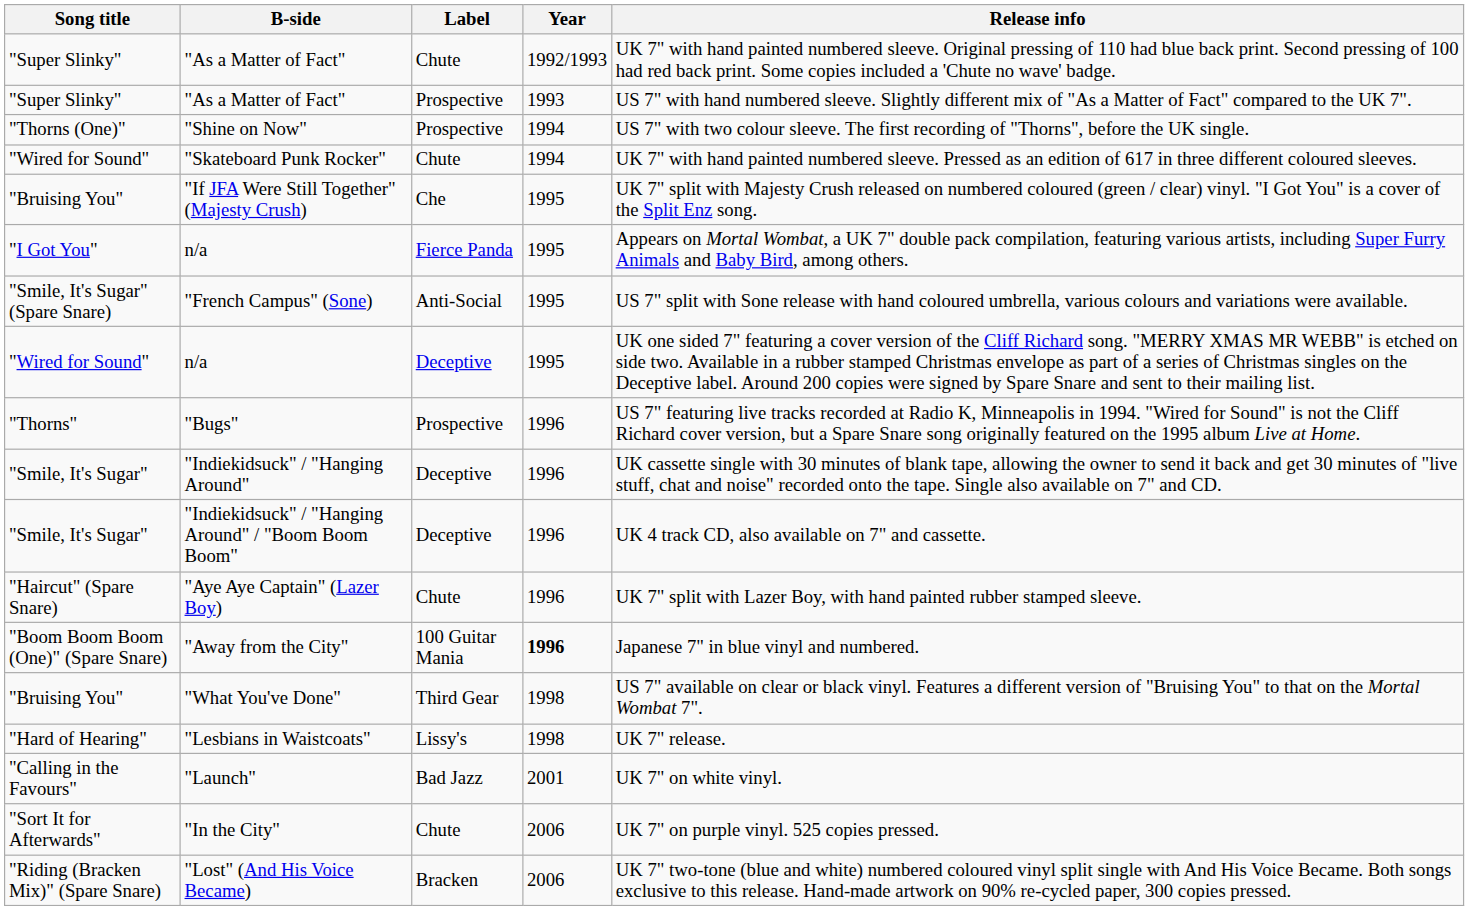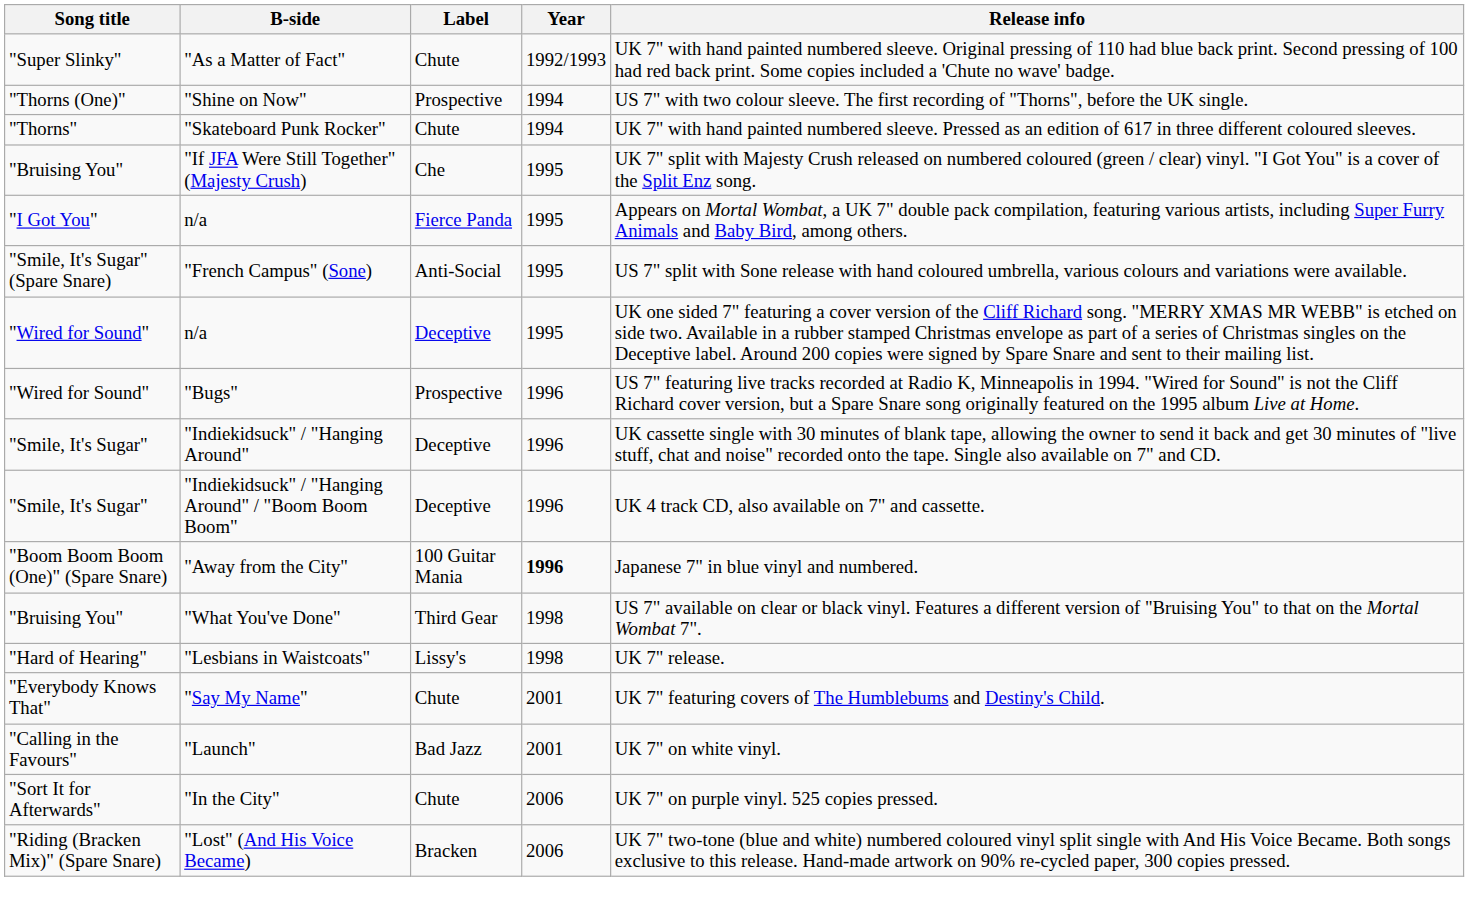- row: (265, 99)
(79, 159) "Wired for Sound" -> (43, 129) "Thorns"
(43, 423) "Thorns" -> (79, 393) "Wired for Sound"
- row: (282, 596)
+ row: (246, 698)
